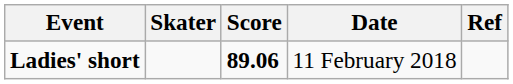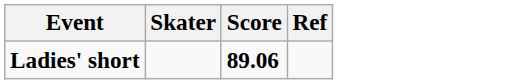- column: (374, 22)
